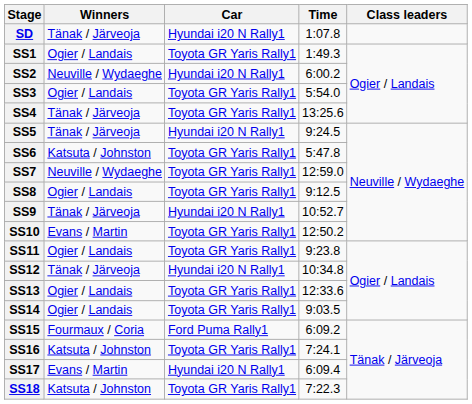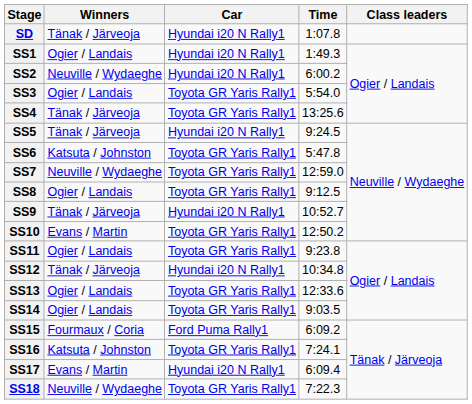(232, 53) Toyota GR Yaris Rally1 -> (226, 53) Hyundai i20 N Rally1
(99, 389) Katsuta / Johnston -> (105, 389) Neuville / Wydaeghe
